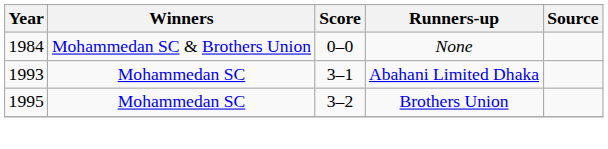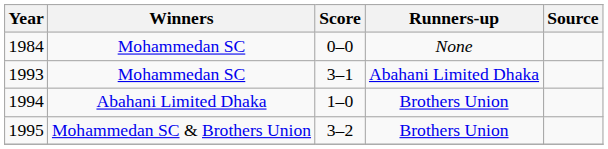(181, 46) Mohammedan SC & Brothers Union -> (181, 46) Mohammedan SC
+ row: (26, 102)
(181, 102) Mohammedan SC -> (181, 130) Mohammedan SC & Brothers Union
